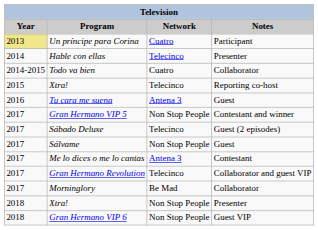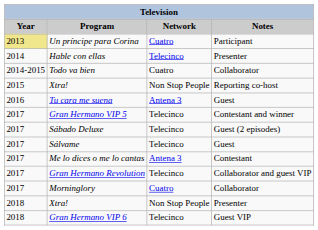(166, 85) Telecinco -> (179, 85) Non Stop People
(179, 115) Non Stop People -> (166, 115) Telecinco
(179, 144) Non Stop People -> (166, 144) Telecinco
(163, 188) Be Mad -> (161, 188) Cuatro
(179, 218) Non Stop People -> (166, 218) Telecinco
